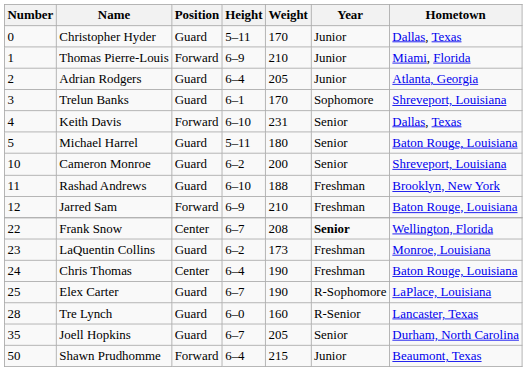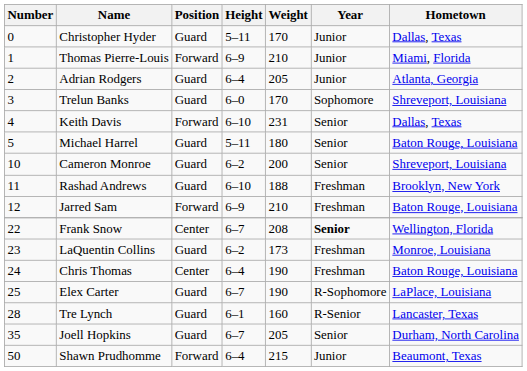(235, 100) 6–1 -> (235, 100) 6–0
(235, 313) 6–0 -> (235, 313) 6–1
